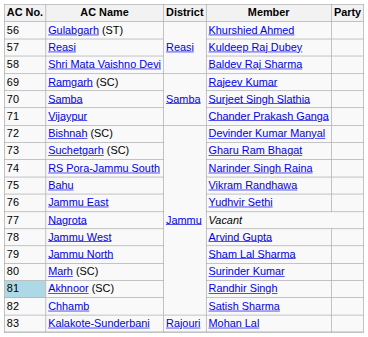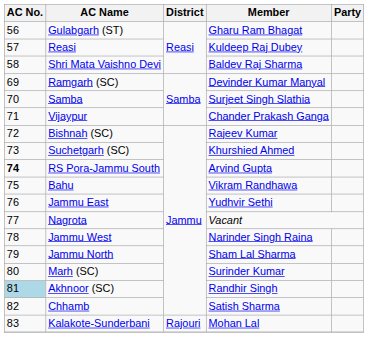(251, 30) Khurshied Ahmed -> (255, 30) Gharu Ram Bhagat
(243, 82) Rajeev Kumar -> (267, 82) Devinder Kumar Manyal
(267, 133) Devinder Kumar Manyal -> (243, 133) Rajeev Kumar
(255, 151) Gharu Ram Bhagat -> (251, 151) Khurshied Ahmed
(13, 168) normal -> (13, 168) bold
(261, 168) Narinder Singh Raina -> (240, 168) Arvind Gupta
(240, 237) Arvind Gupta -> (261, 237) Narinder Singh Raina
